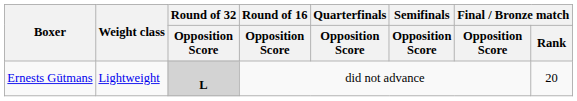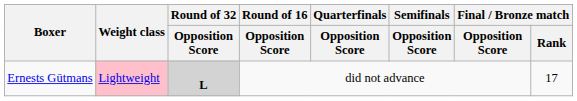(129, 78) no background -> (129, 78) pink background
(552, 78) 20 -> (552, 78) 17
